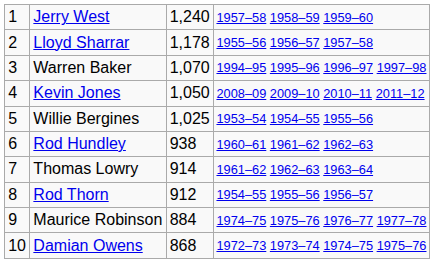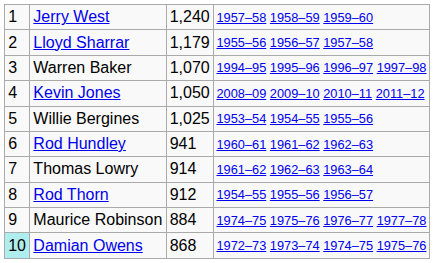(190, 42) 1,178 -> (190, 42) 1,179
(183, 144) 938 -> (183, 144) 941
(17, 245) no background -> (17, 245) paleturquoise background
